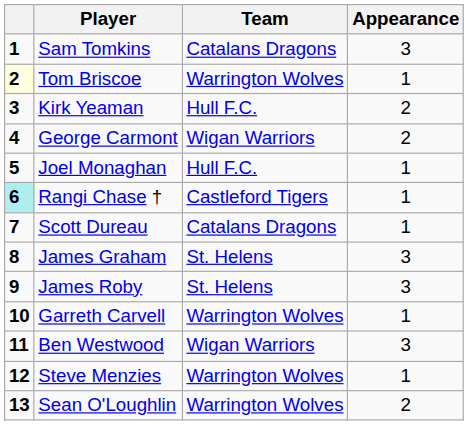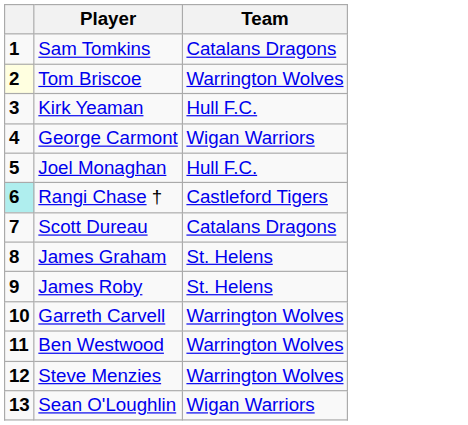- column: (406, 19)
(251, 345) Wigan Warriors -> (265, 345) Warrington Wolves
(265, 405) Warrington Wolves -> (251, 405) Wigan Warriors
